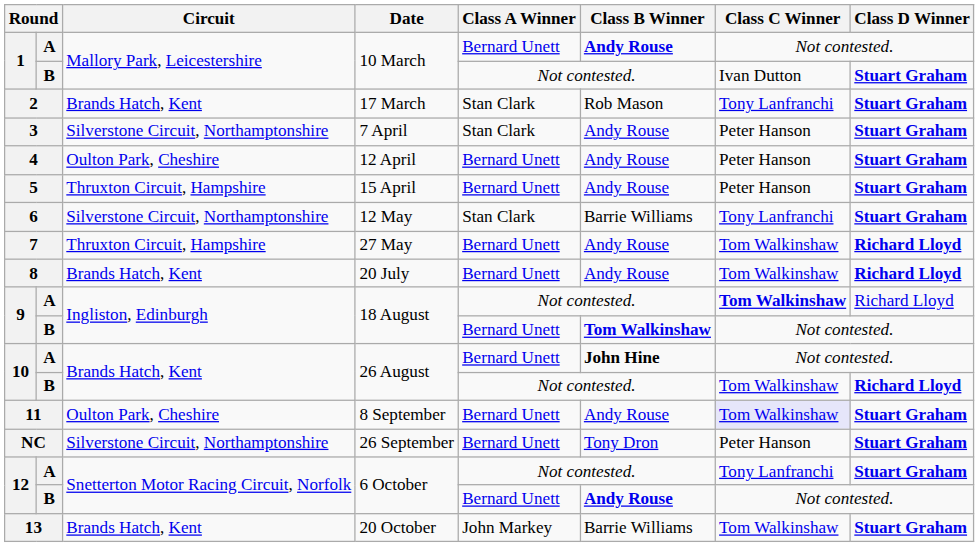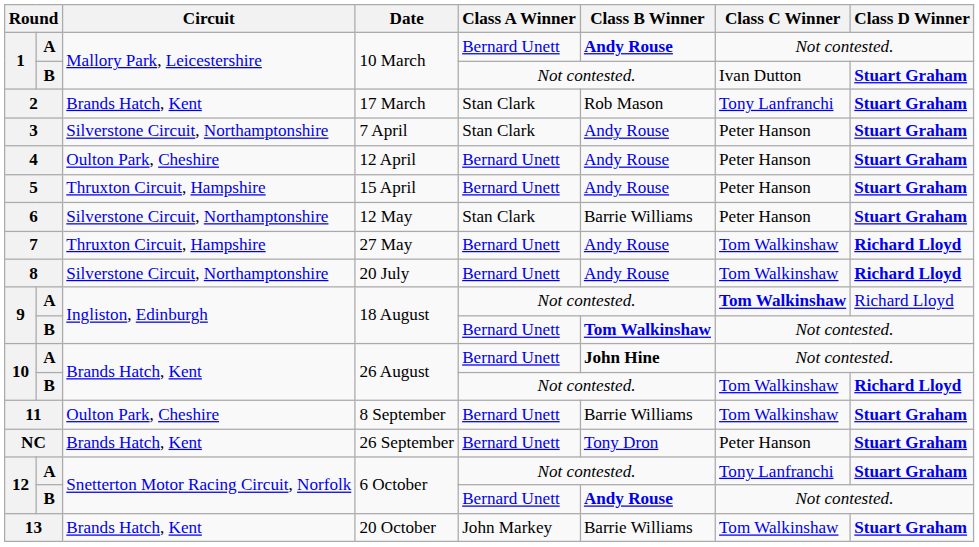(776, 216) Tony Lanfranchi -> (765, 216) Peter Hanson
(134, 272) Brands Hatch, Kent -> (197, 272) Silverstone Circuit, Northamptonshire
(626, 414) Andy Rouse -> (638, 414) Barrie Williams
(779, 414) lavender background -> (779, 414) no background
(197, 442) Silverstone Circuit, Northamptonshire -> (134, 442) Brands Hatch, Kent
